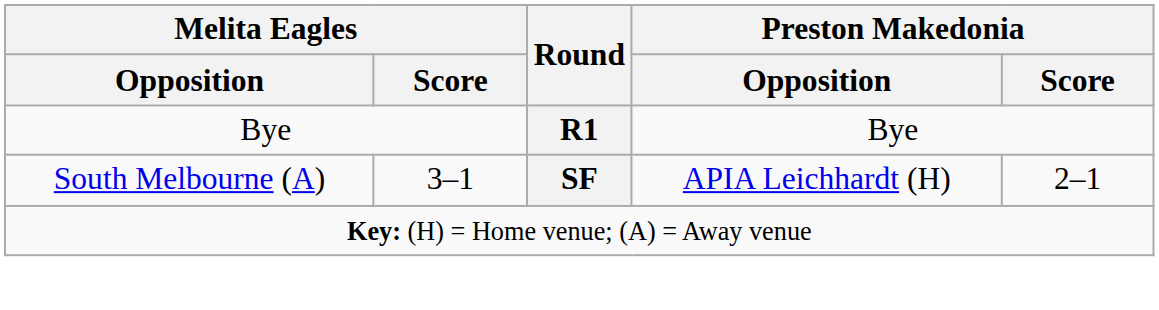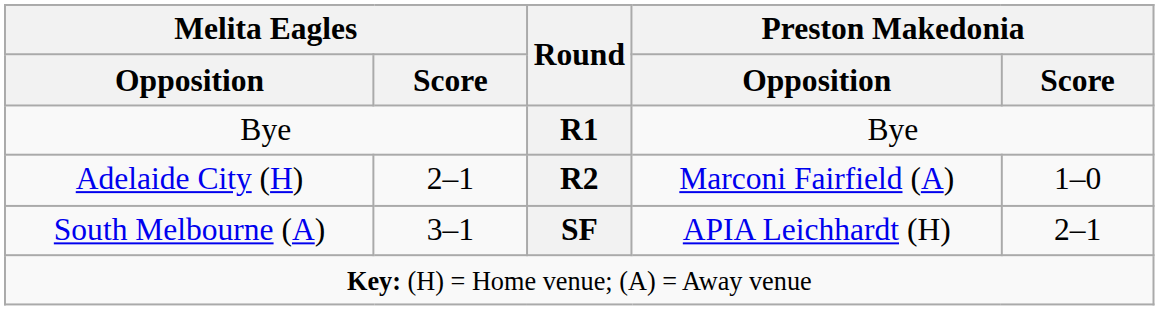+ row: (190, 179)
